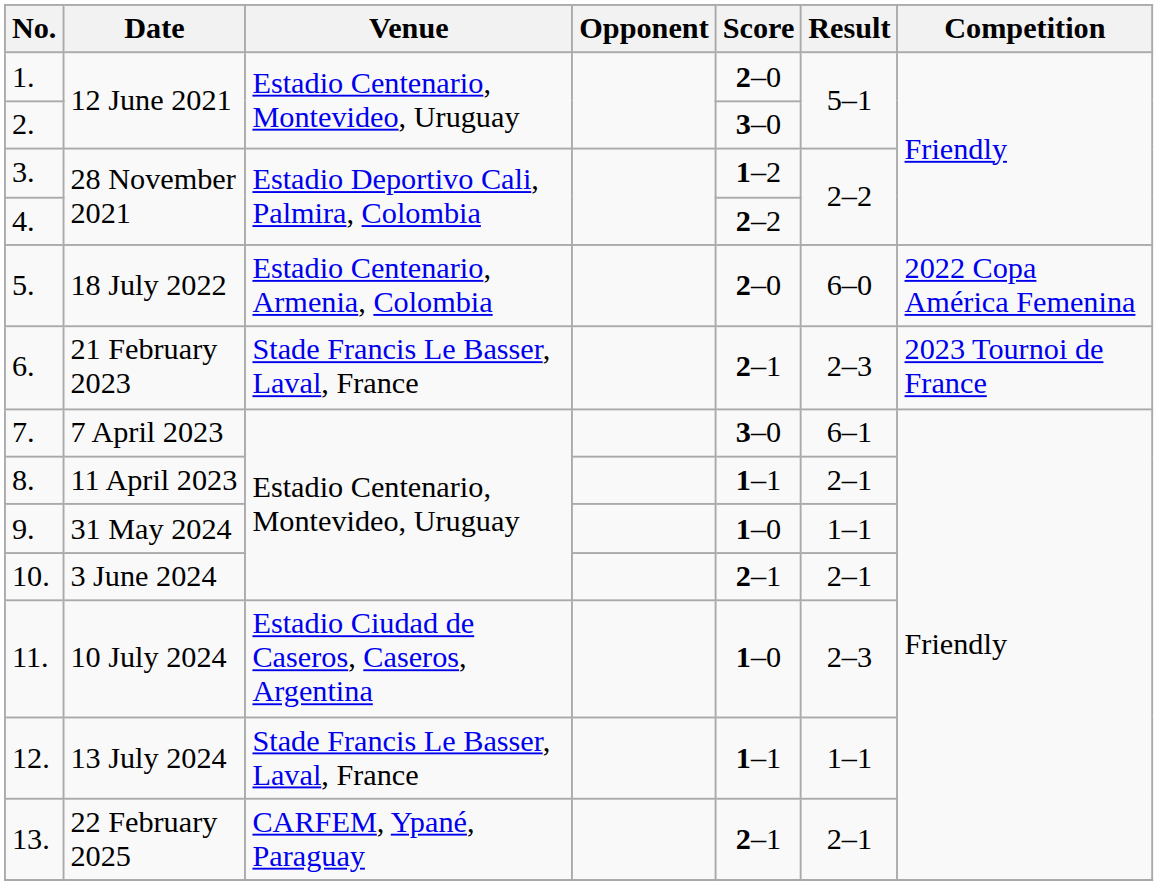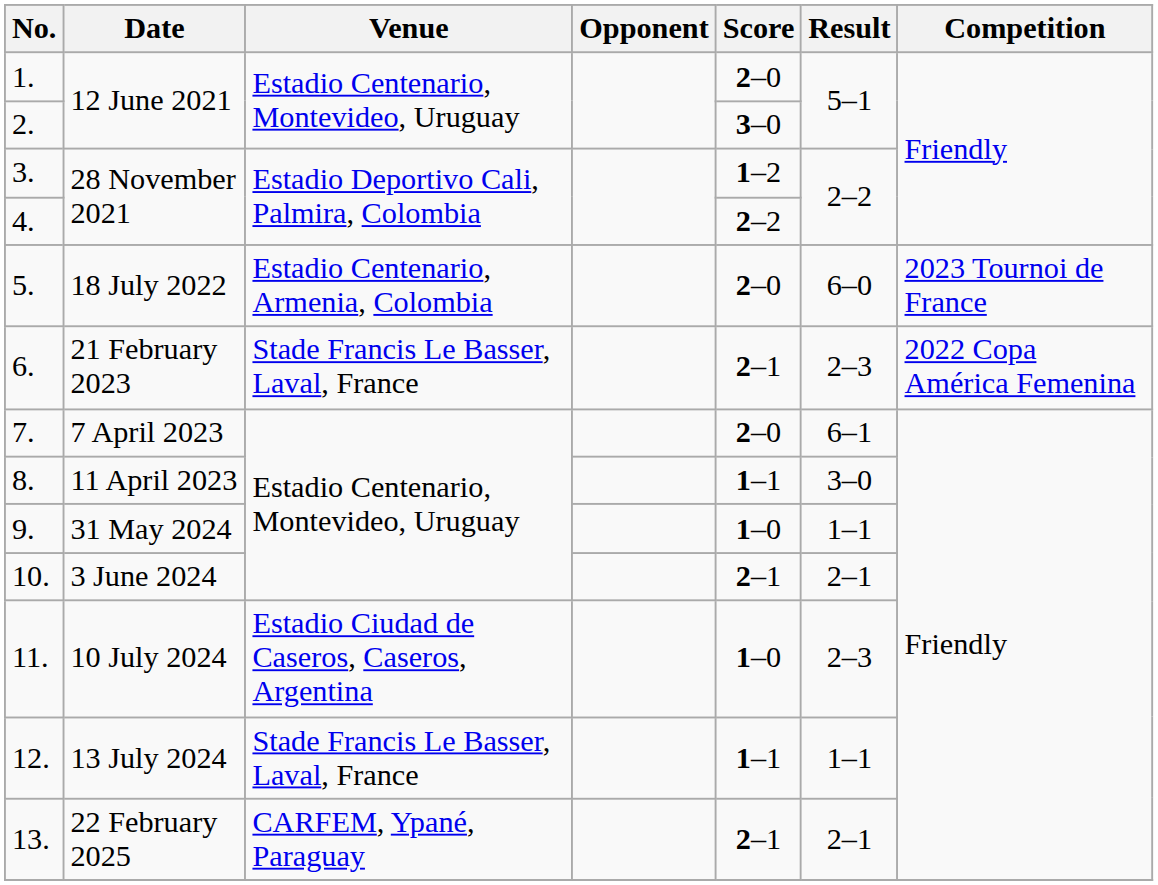(1020, 285) 2022 Copa América Femenina -> (1004, 285) 2023 Tournoi de France
(1004, 367) 2023 Tournoi de France -> (1020, 367) 2022 Copa América Femenina
(758, 432) 3–0 -> (758, 432) 2–0
(849, 480) 2–1 -> (849, 480) 3–0
